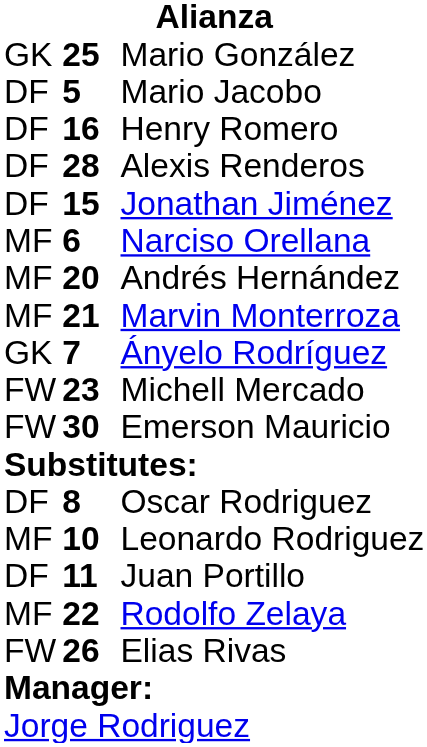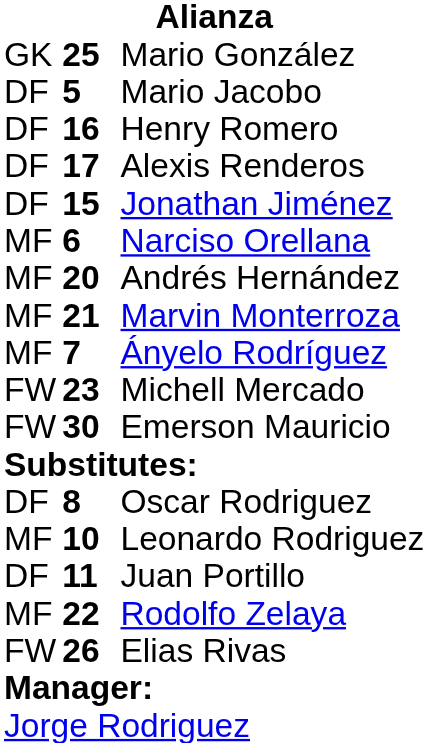(81, 165) 28 -> (81, 165) 17
(28, 351) GK -> (28, 351) MF
